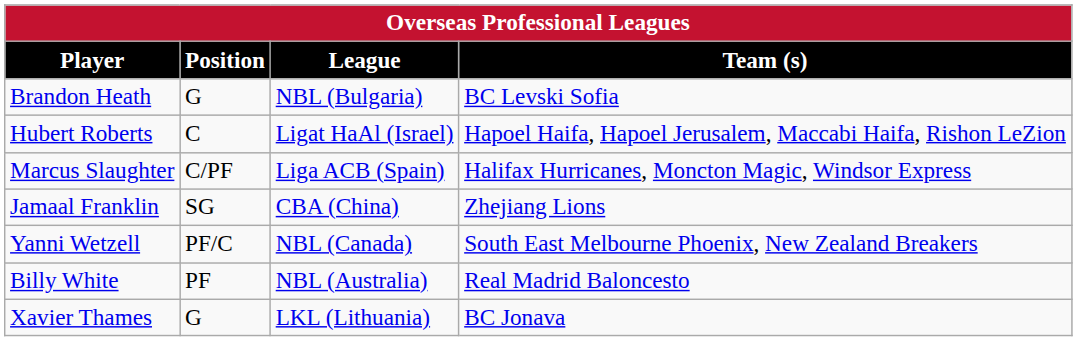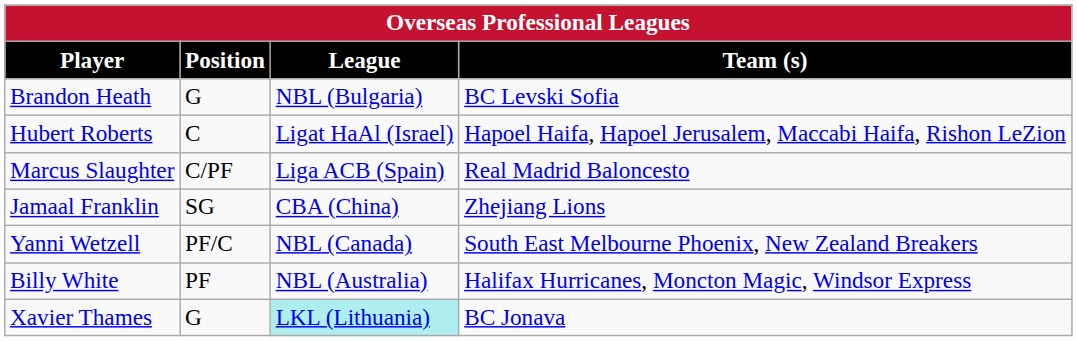(718, 170) Halifax Hurricanes, Moncton Magic, Windsor Express -> (577, 170) Real Madrid Baloncesto
(577, 280) Real Madrid Baloncesto -> (718, 280) Halifax Hurricanes, Moncton Magic, Windsor Express
(353, 317) no background -> (353, 317) paleturquoise background
